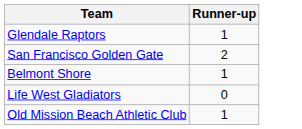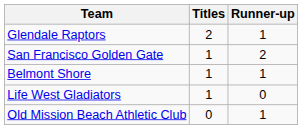+ column: (209, 14)
